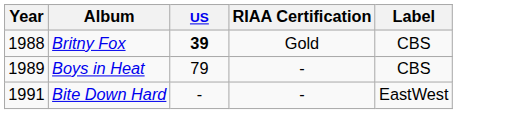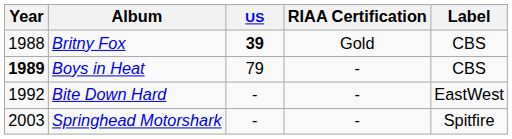(26, 69) normal -> (26, 69) bold
(26, 95) 1991 -> (26, 95) 1992
+ row: (137, 120)
